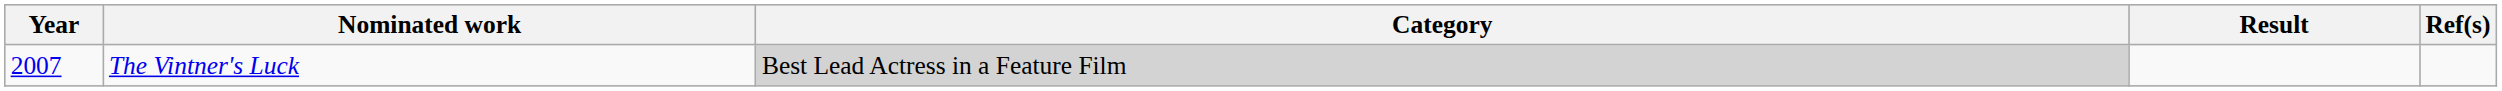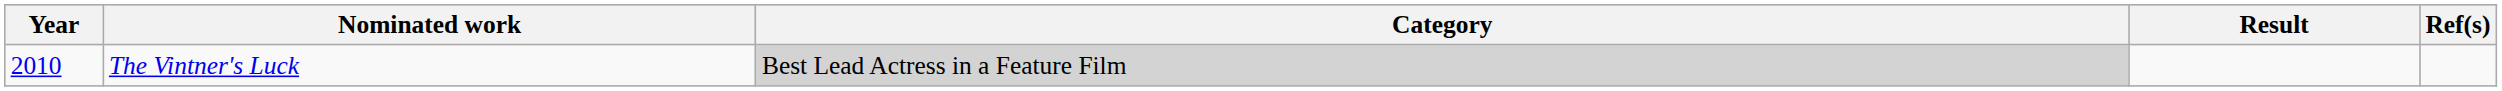(36, 65) 2007 -> (36, 65) 2010
